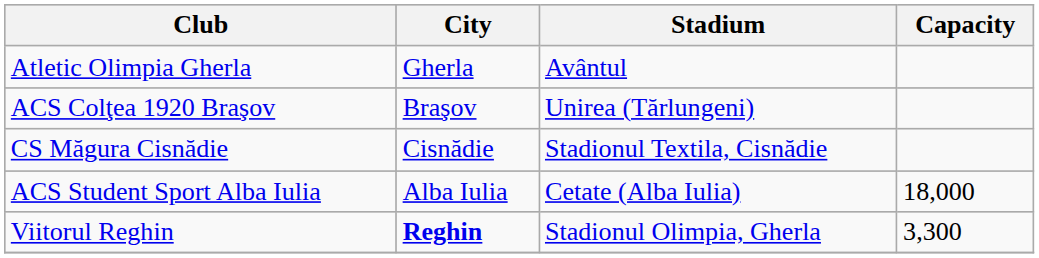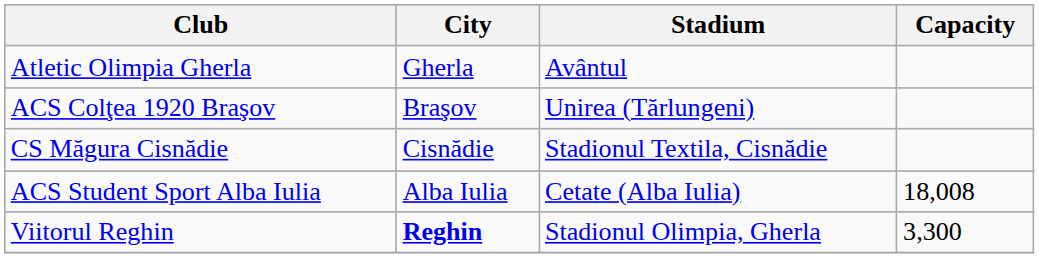(939, 190) 18,000 -> (939, 190) 18,008
